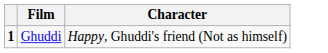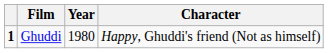+ column: (81, 15)
